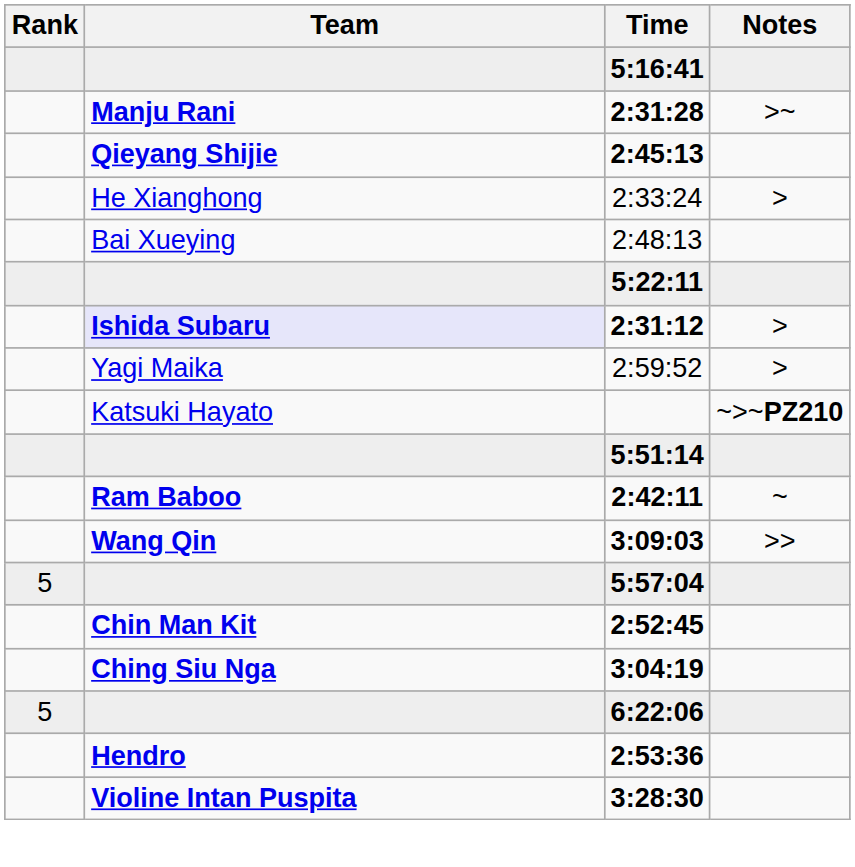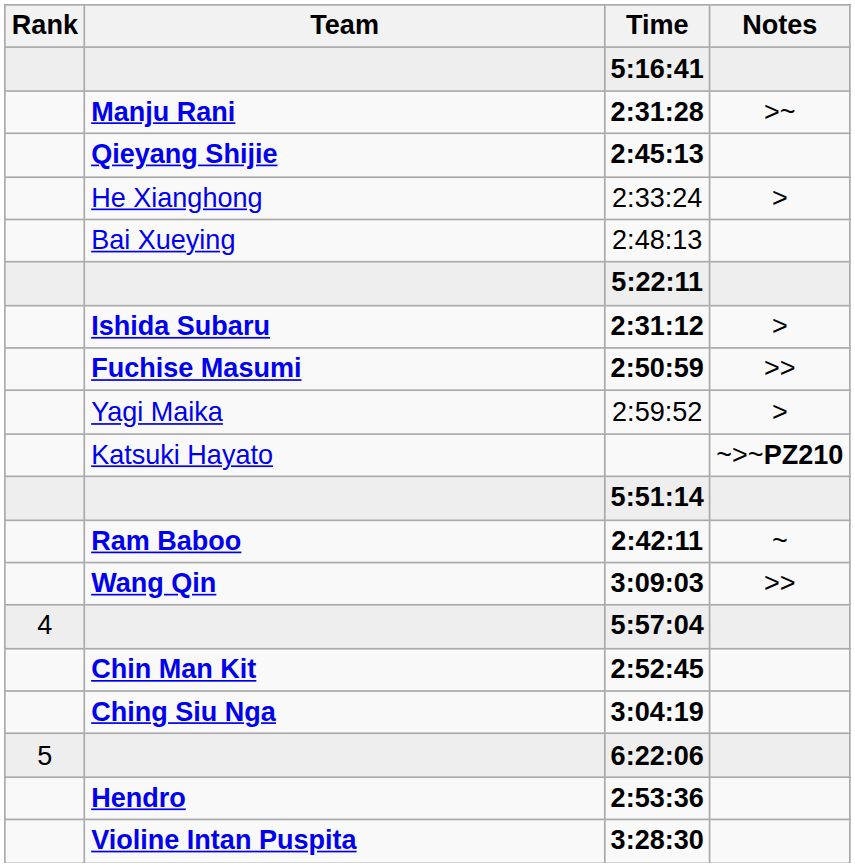(181, 326) lavender background -> (181, 326) no background
+ row: (657, 369)
(45, 583) 5 -> (45, 626) 4
